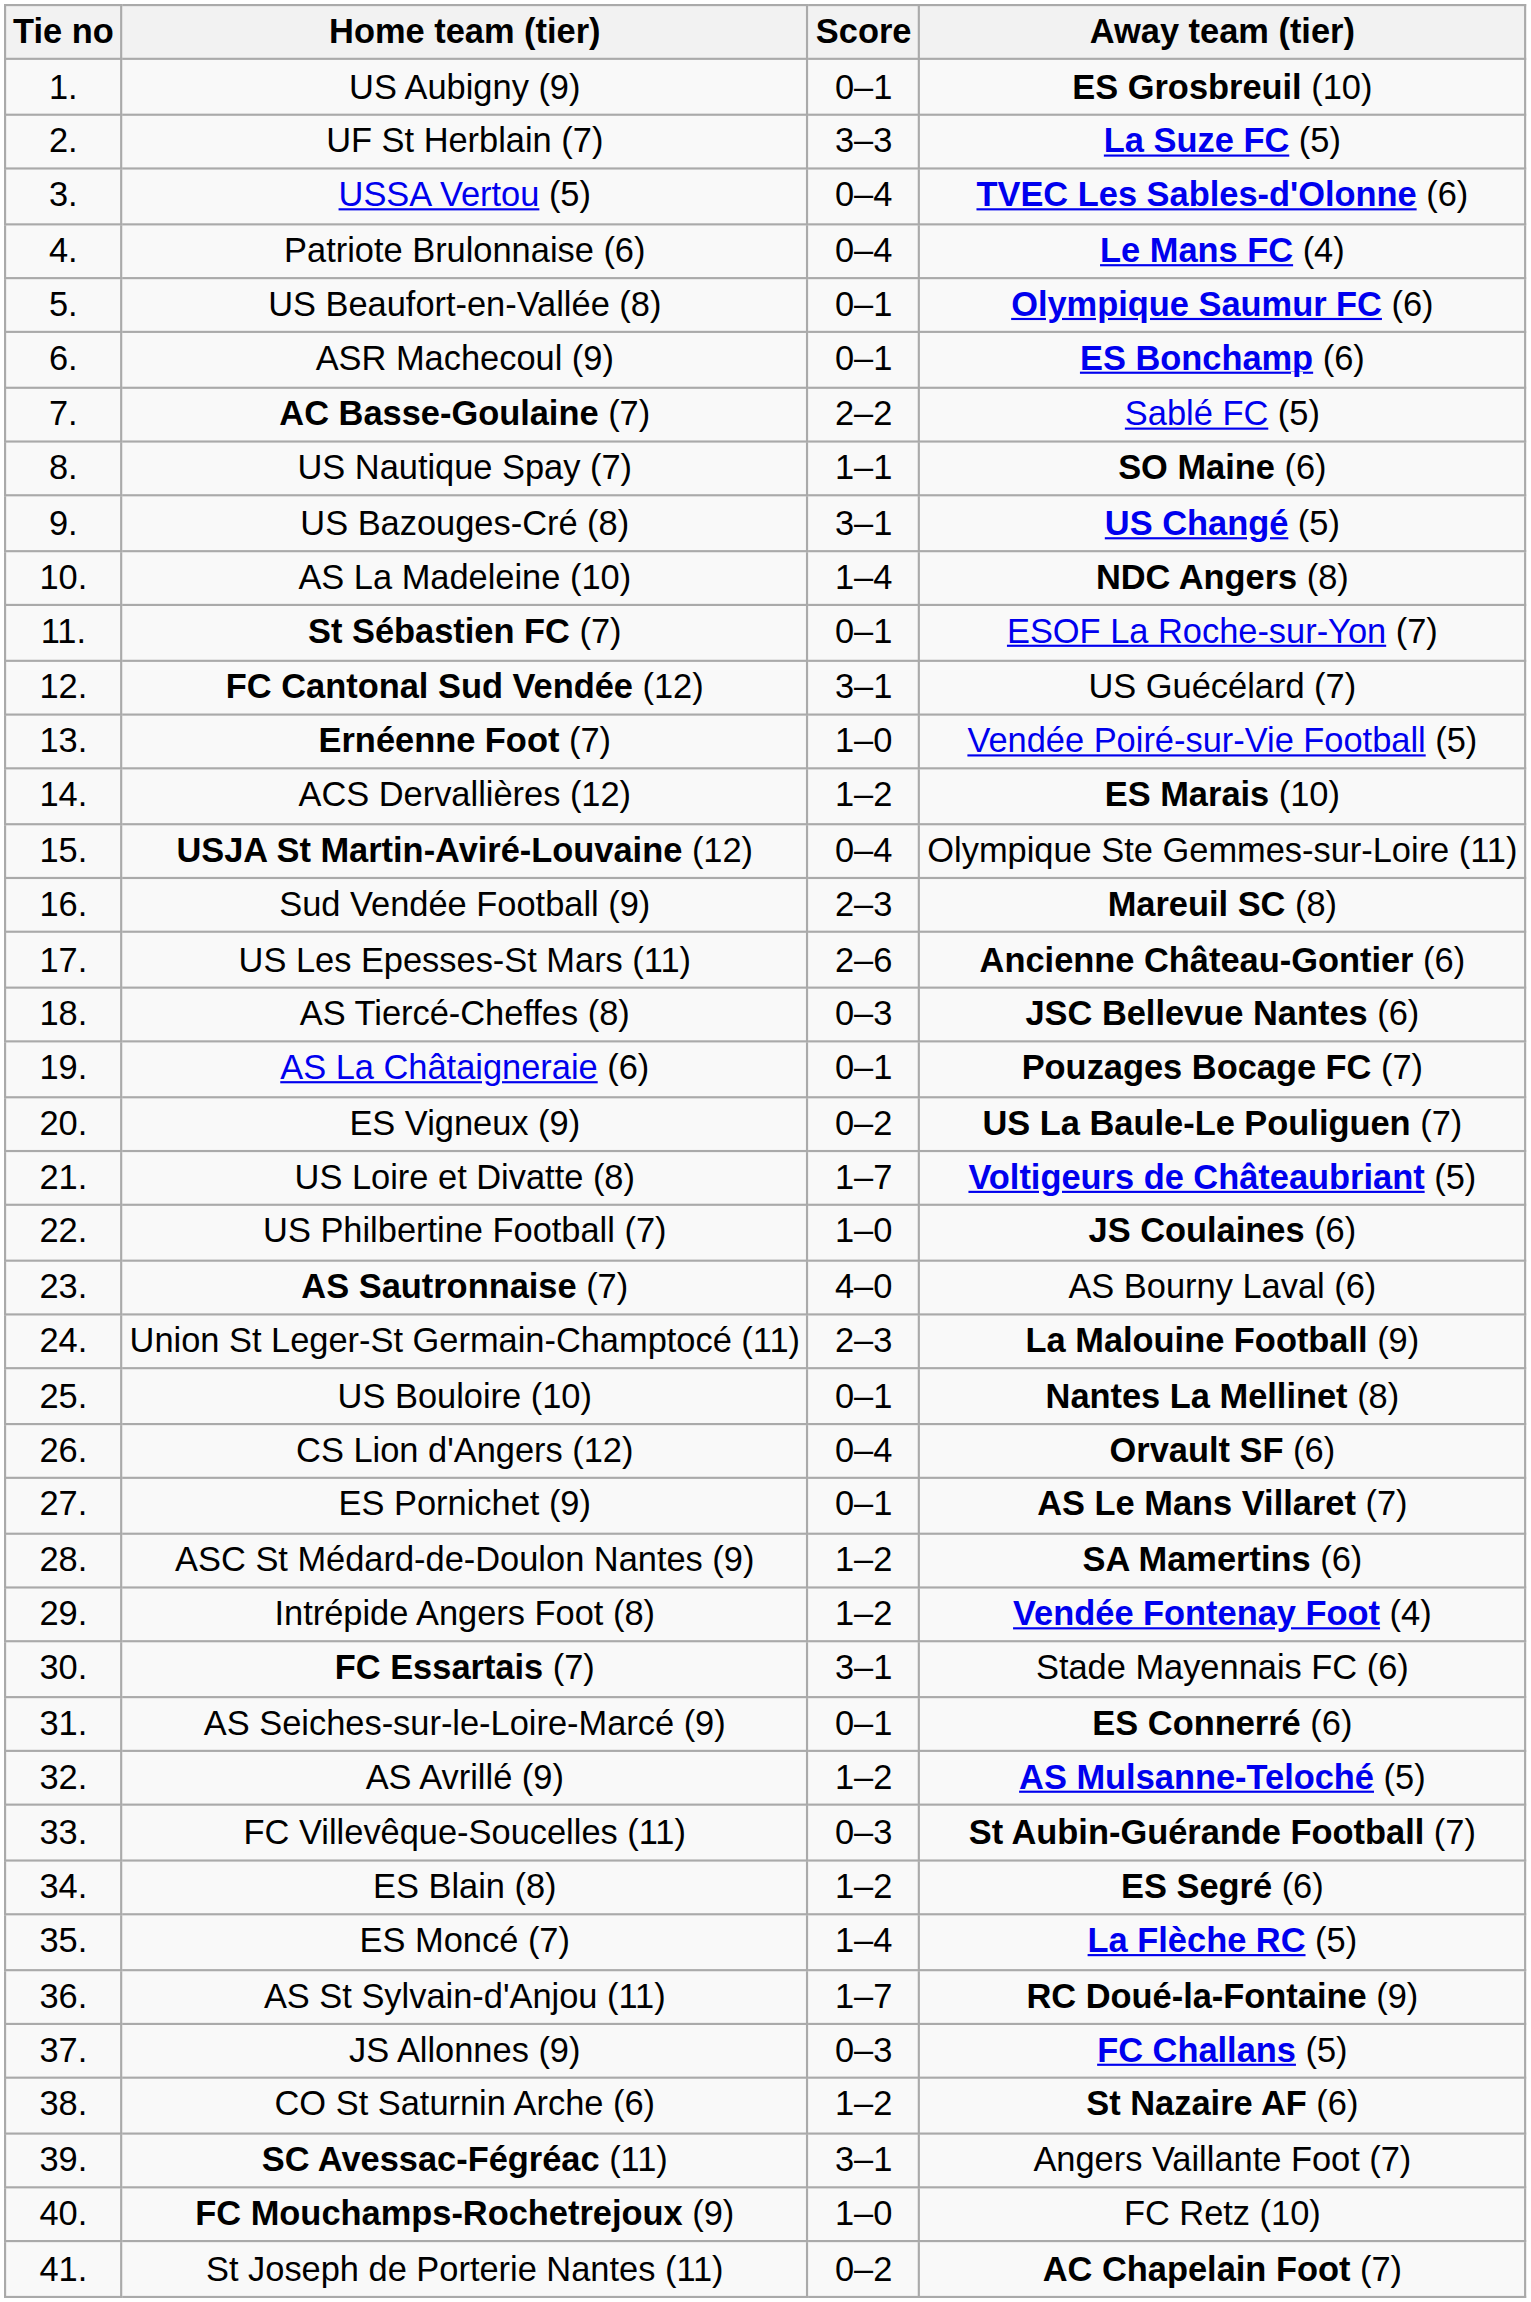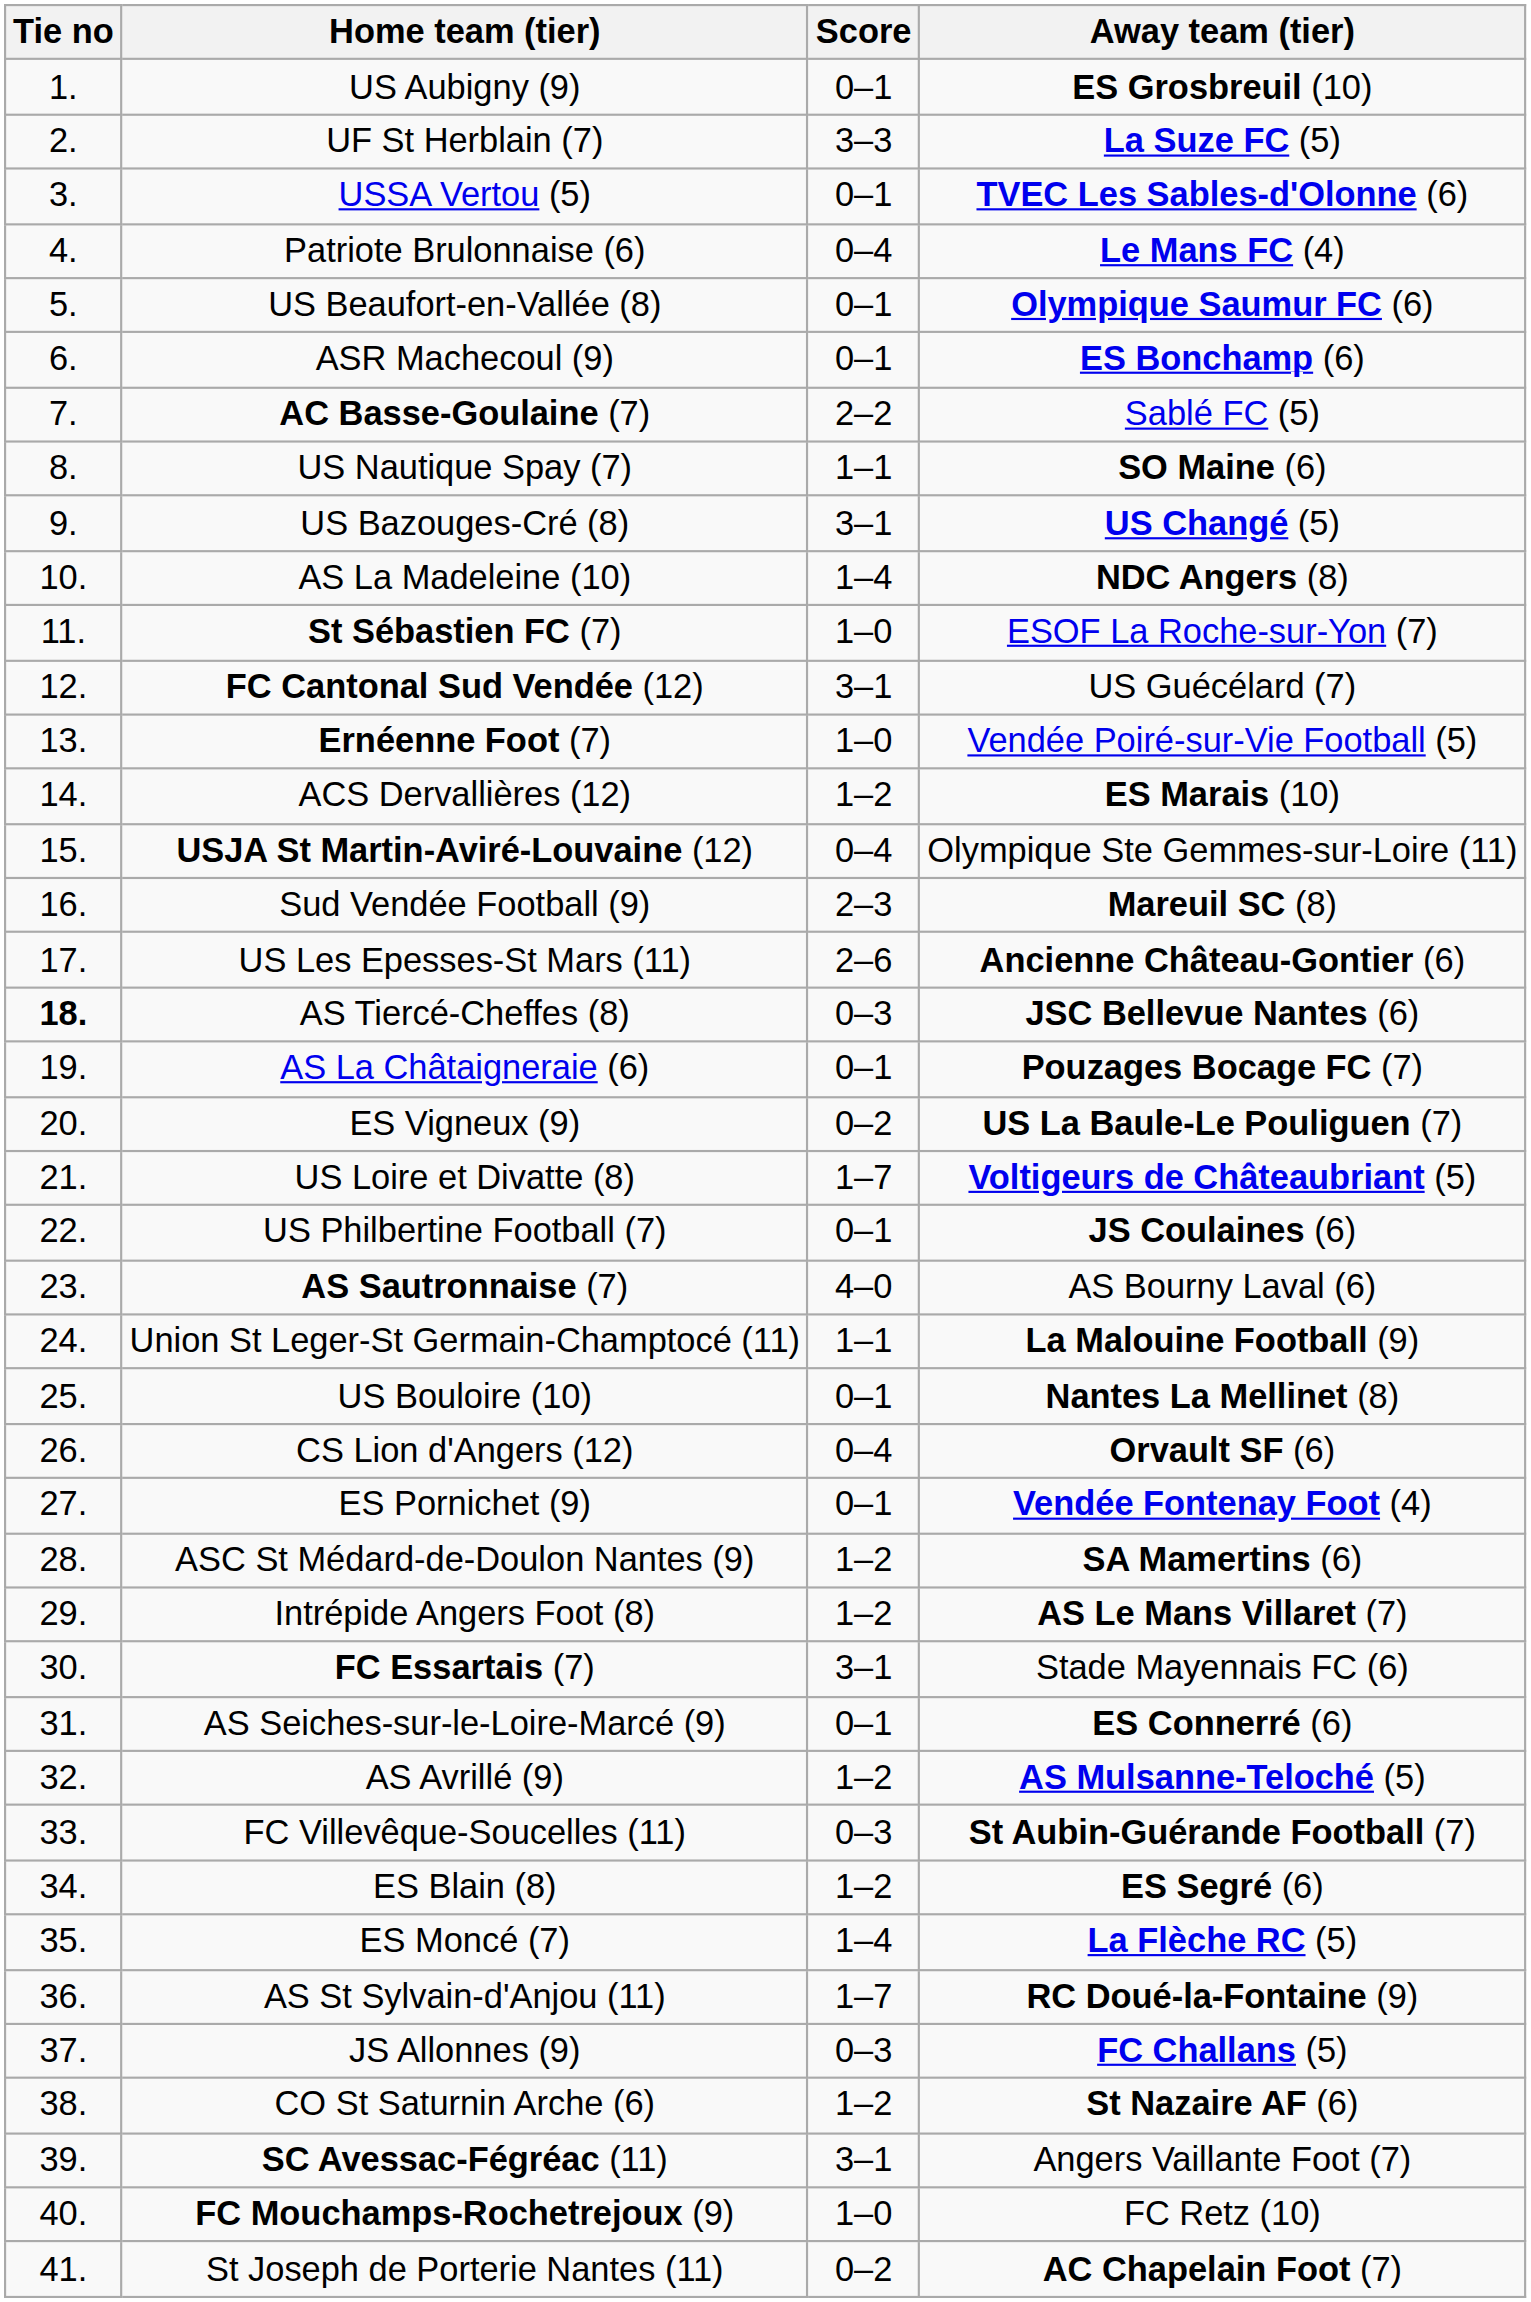(864, 195) 0–4 -> (864, 195) 0–1
(864, 631) 0–1 -> (864, 631) 1–0
(63, 1013) normal -> (63, 1013) bold
(864, 1232) 1–0 -> (864, 1232) 0–1
(864, 1341) 2–3 -> (864, 1341) 1–1
(1222, 1504) AS Le Mans Villaret (7) -> (1222, 1504) Vendée Fontenay Foot (4)
(1222, 1613) Vendée Fontenay Foot (4) -> (1222, 1613) AS Le Mans Villaret (7)
